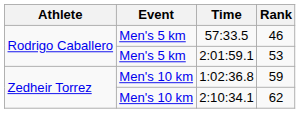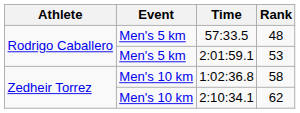(276, 36) 46 -> (276, 36) 48
(276, 77) 59 -> (276, 77) 58
